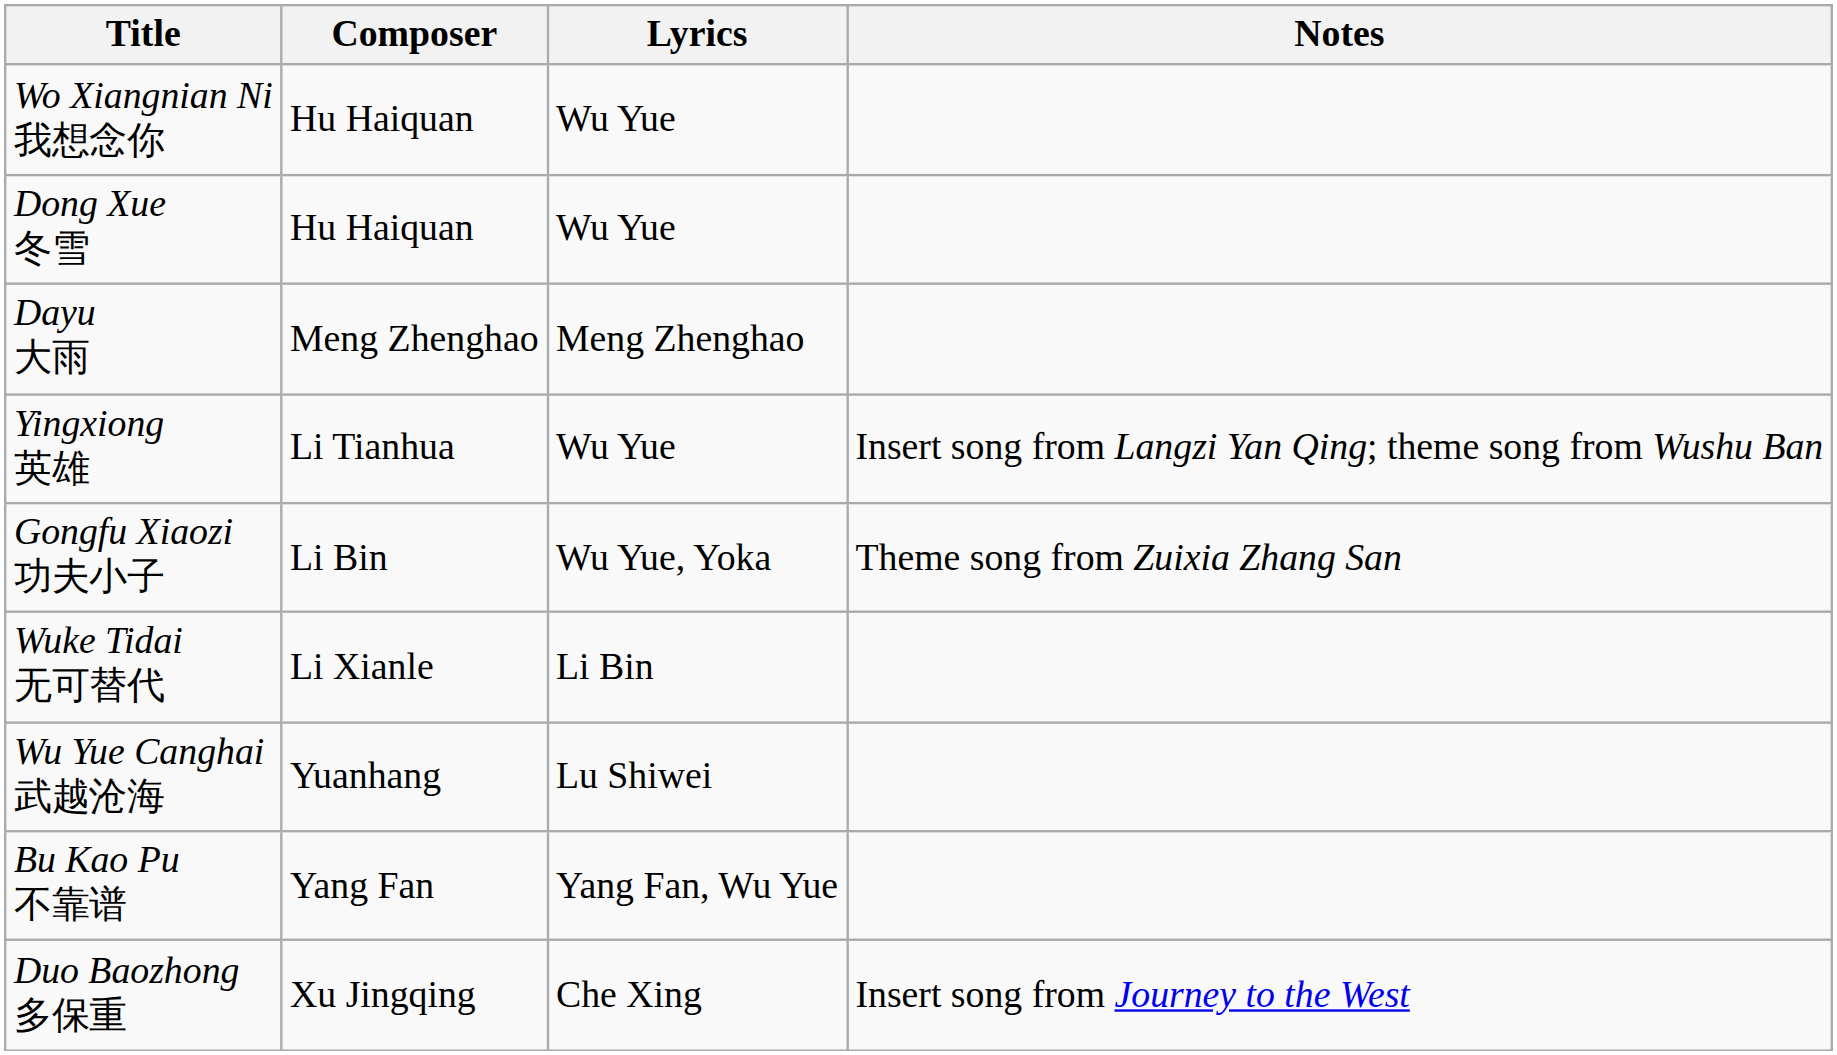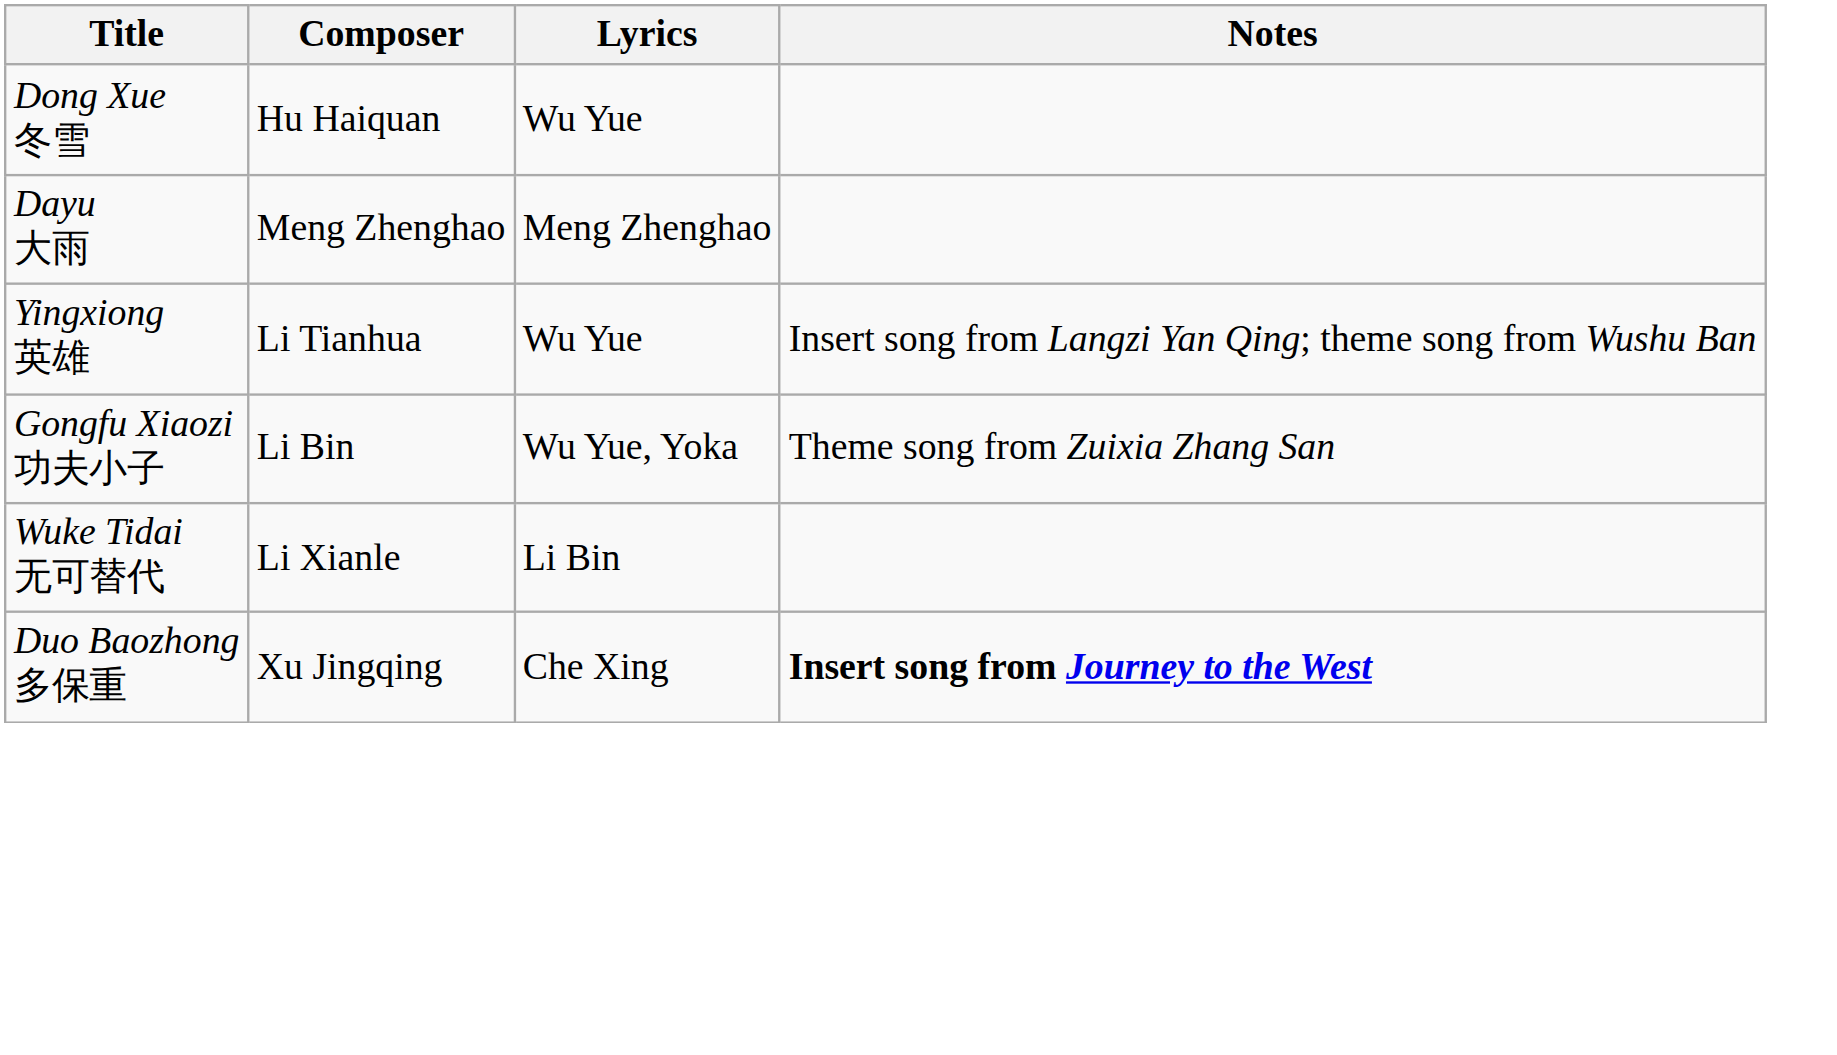- row: (143, 116)
- row: (139, 773)
- row: (97, 882)
(1133, 994) normal -> (1080, 666) bold
